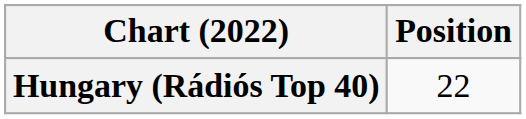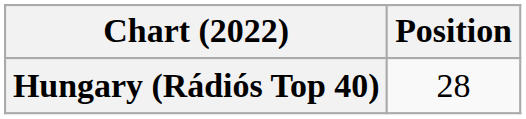(454, 85) 22 -> (454, 85) 28
